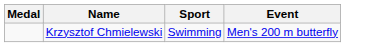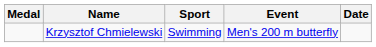+ column: (356, 14)
